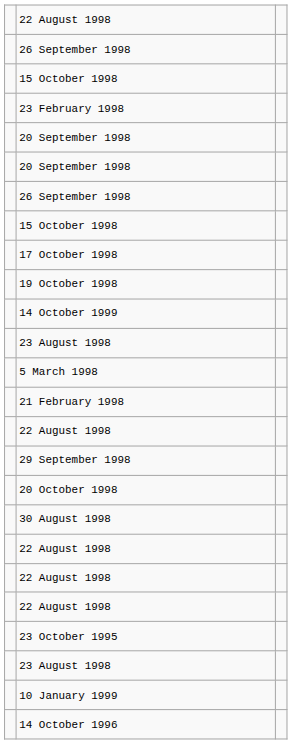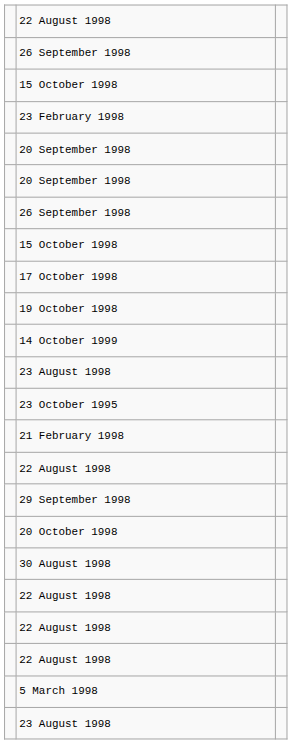rows swapped: (11, 636) <-> (11, 372)
- row: (11, 695)
- row: (11, 725)
